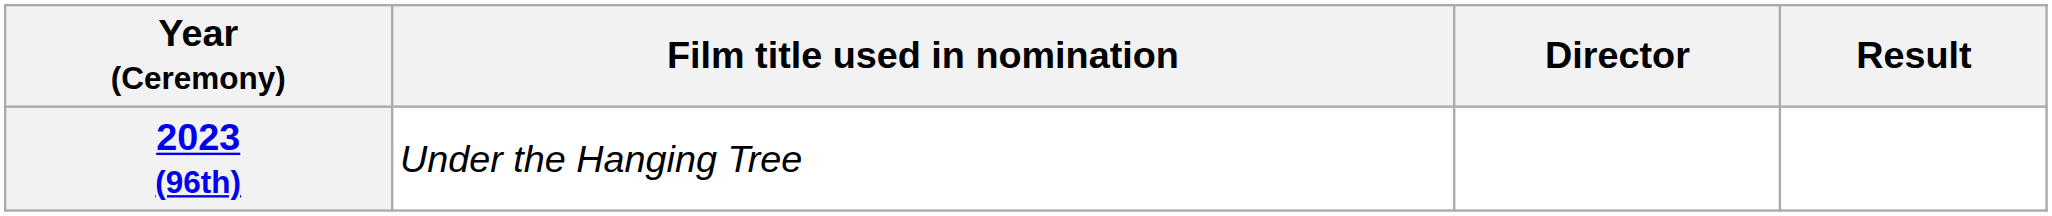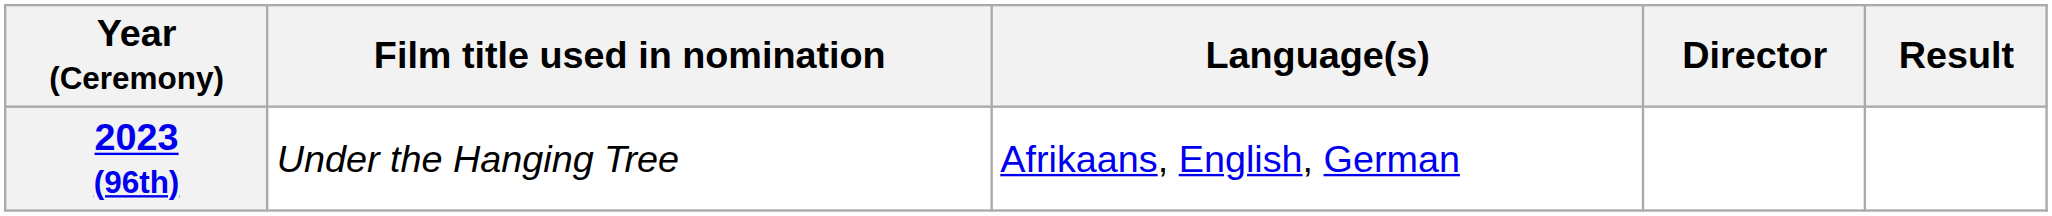+ column: (1318, 55)
